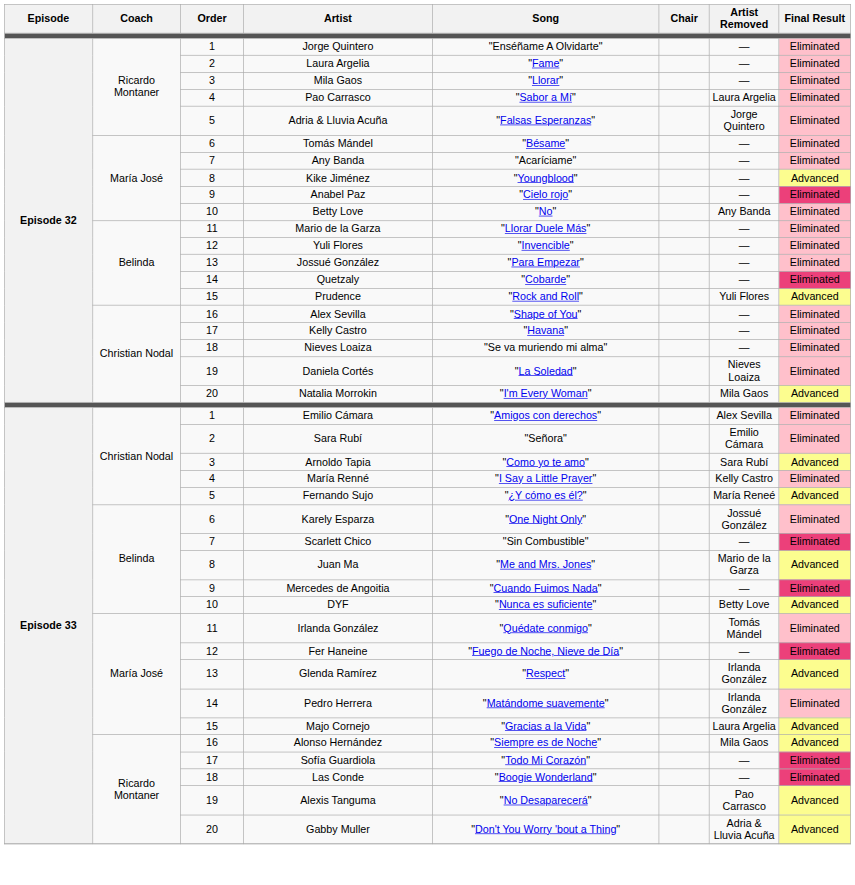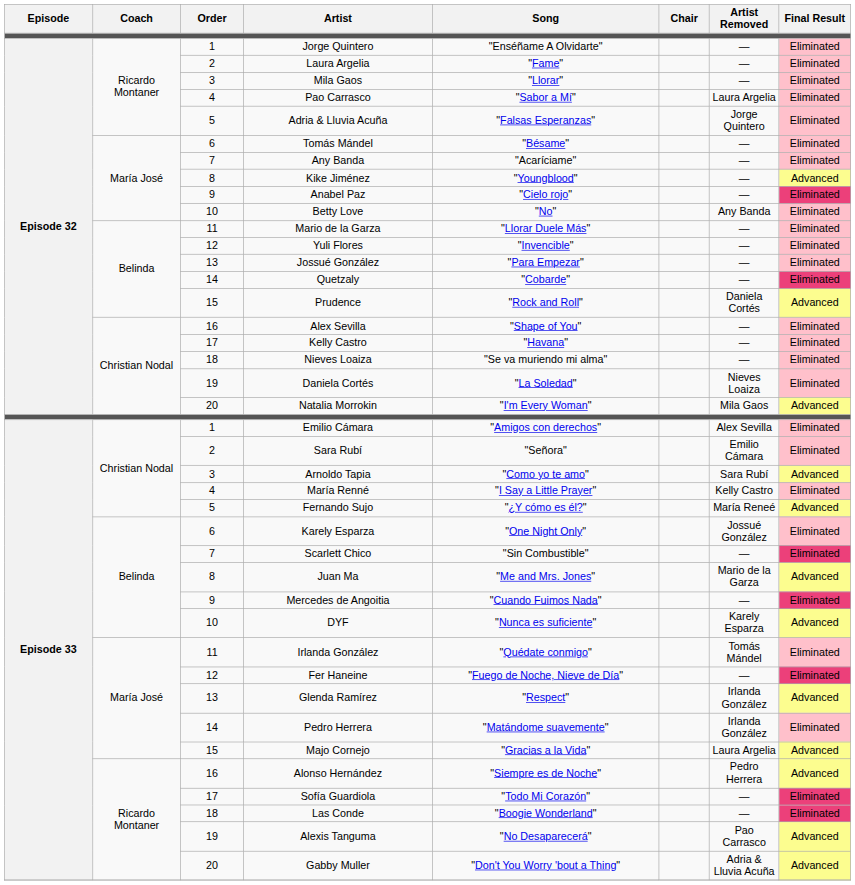(744, 297) Yuli Flores -> (744, 303) Daniela Cortés
(744, 605) Betty Love -> (744, 623) Karely Esparza
(744, 743) Mila Gaos -> (744, 773) Pedro Herrera
